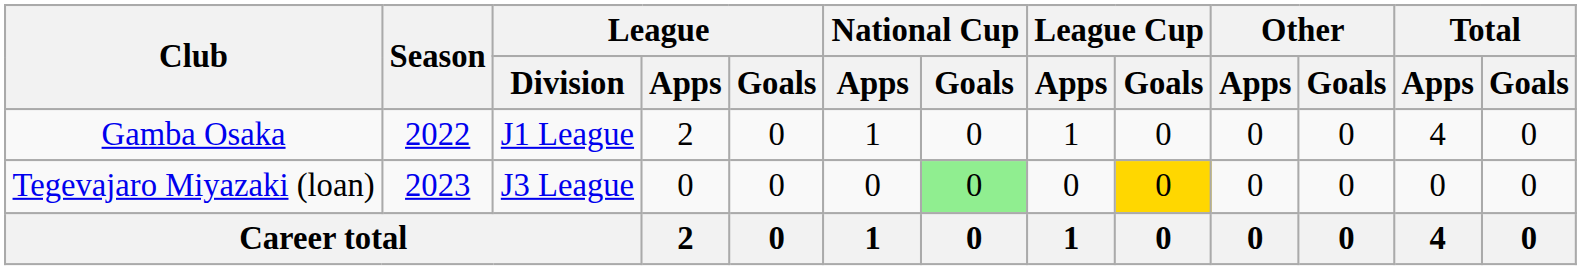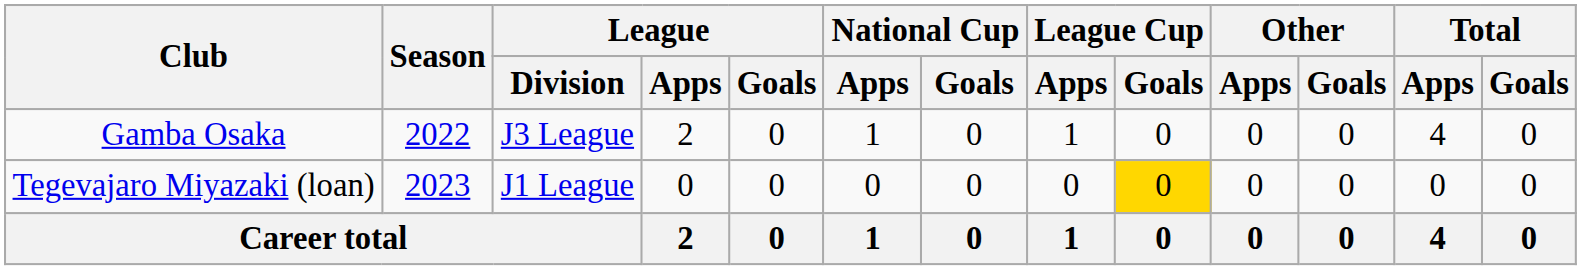(567, 133) J1 League -> (567, 133) J3 League
(567, 185) J3 League -> (567, 185) J1 League
(974, 185) lightgreen background -> (974, 185) no background
